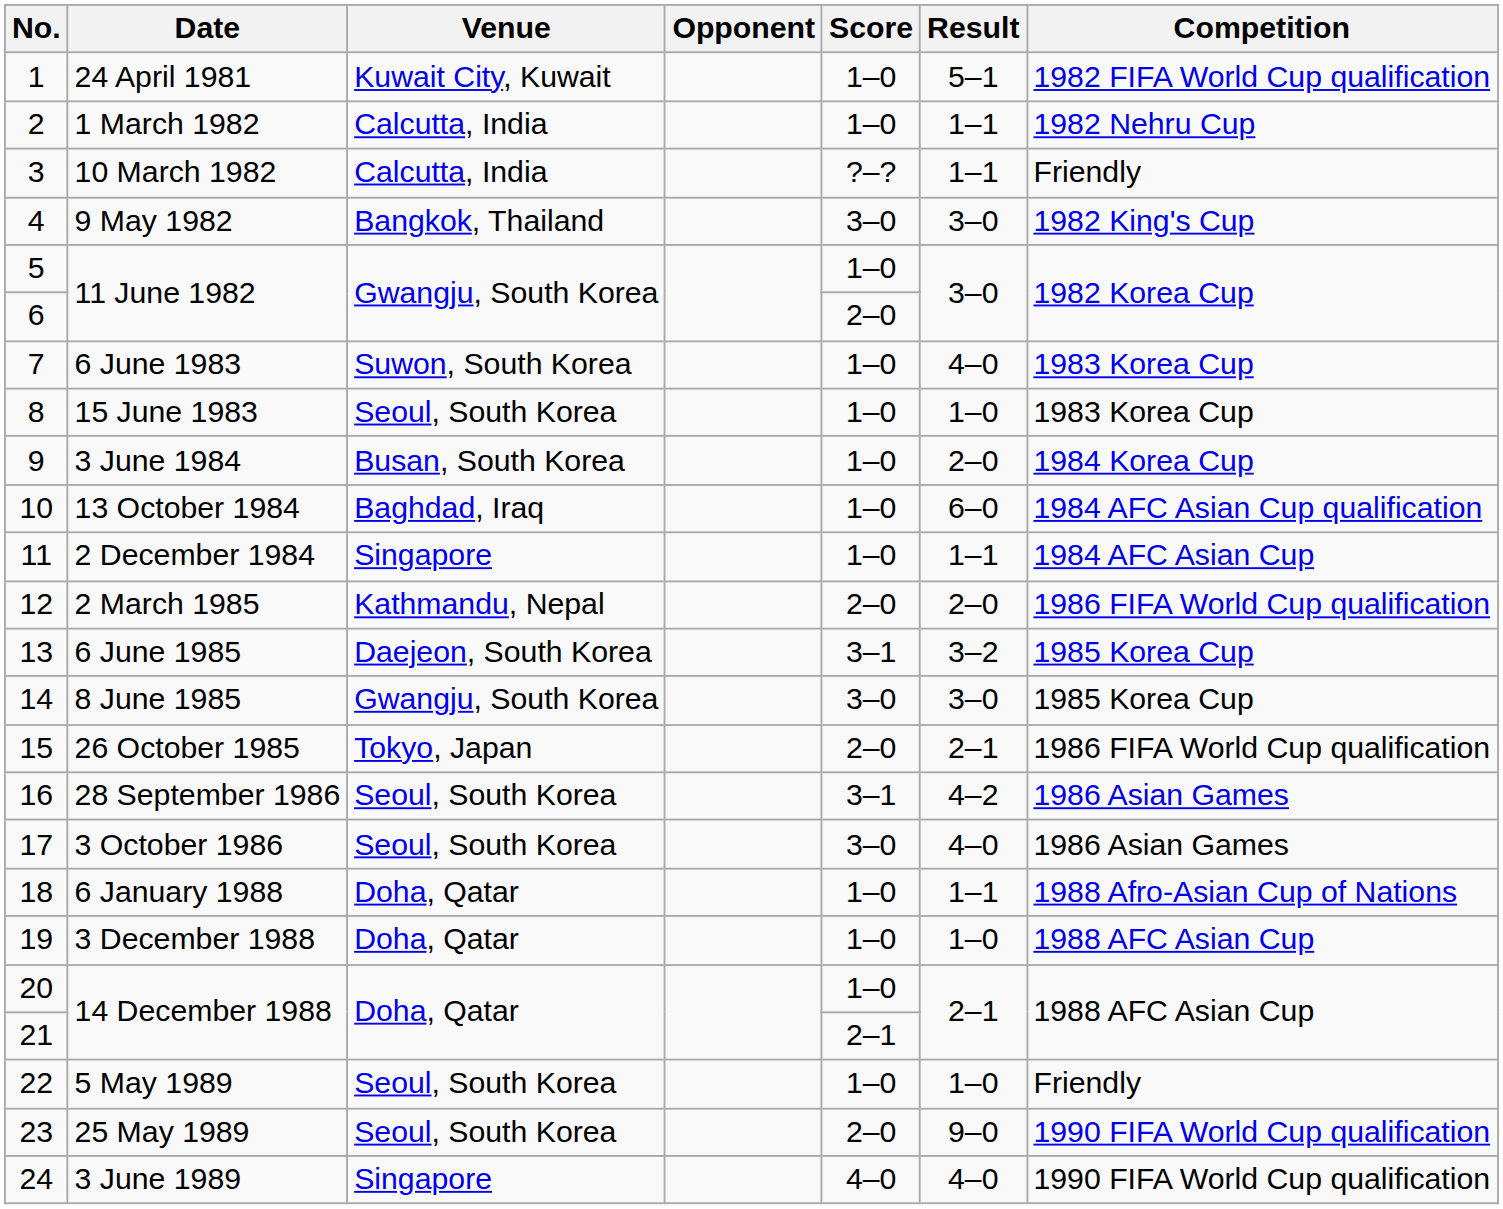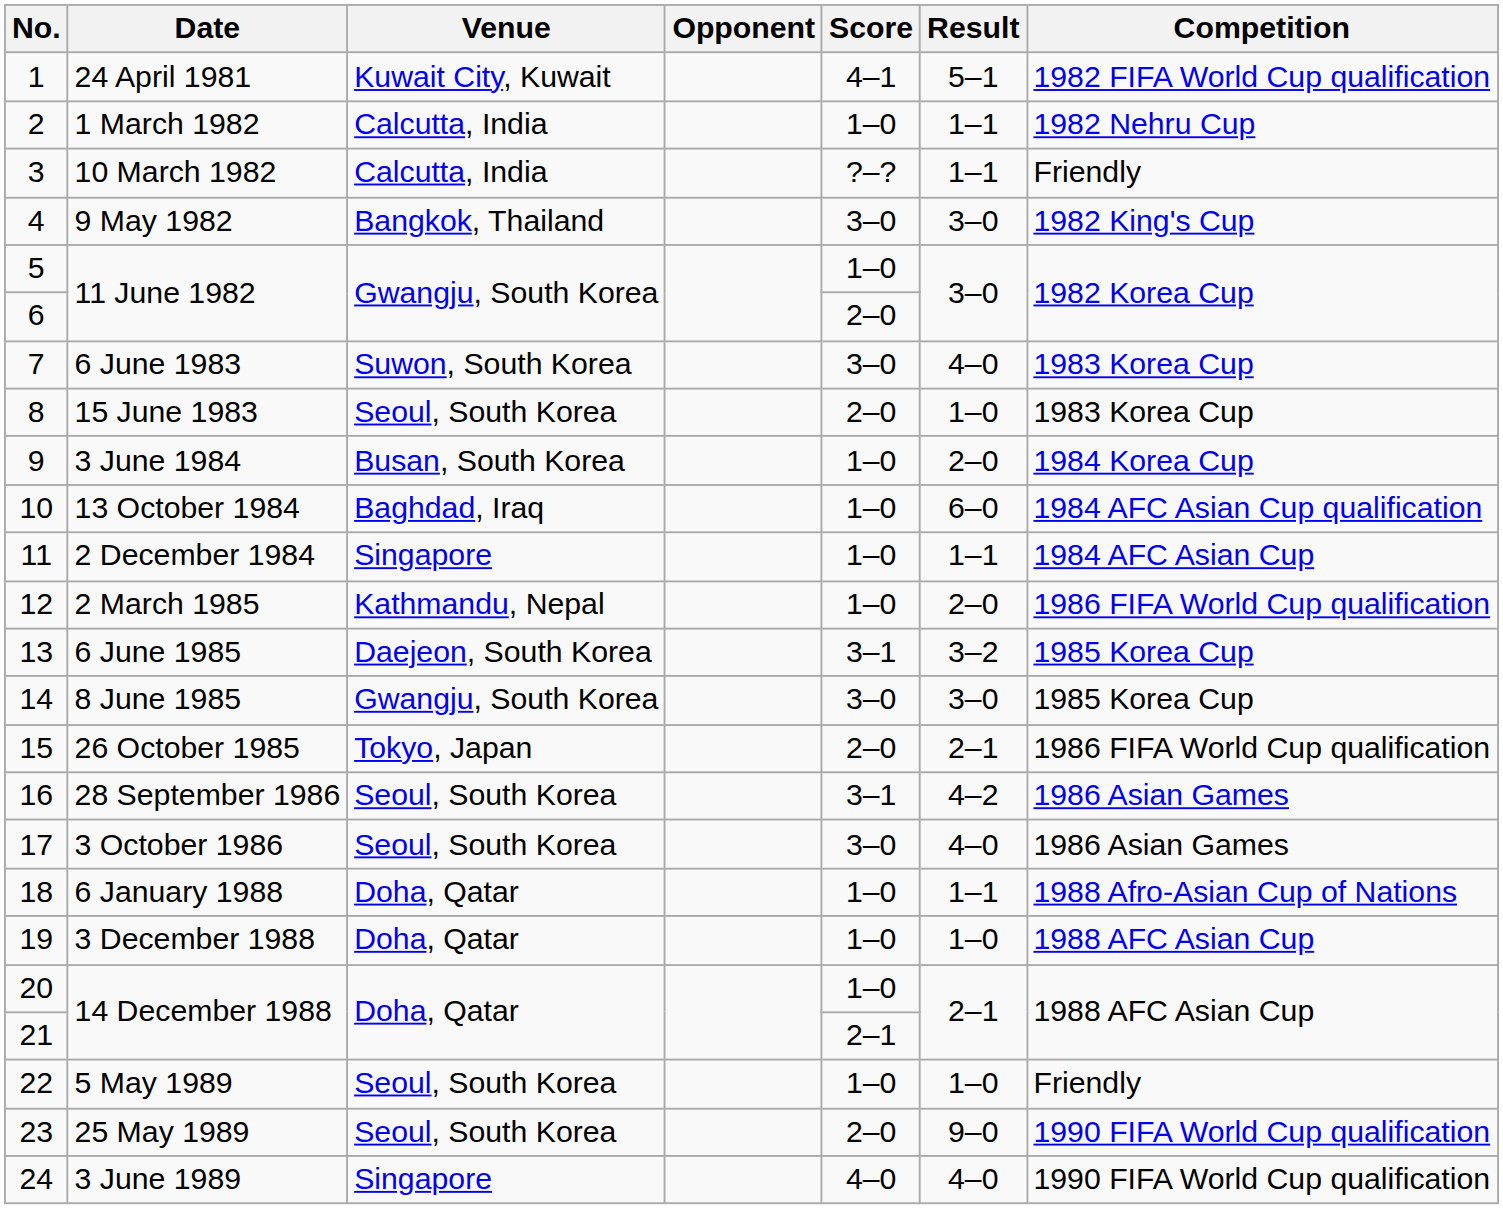(871, 76) 1–0 -> (871, 76) 4–1
(871, 364) 1–0 -> (871, 364) 3–0
(871, 412) 1–0 -> (871, 412) 2–0
(871, 603) 2–0 -> (871, 603) 1–0
